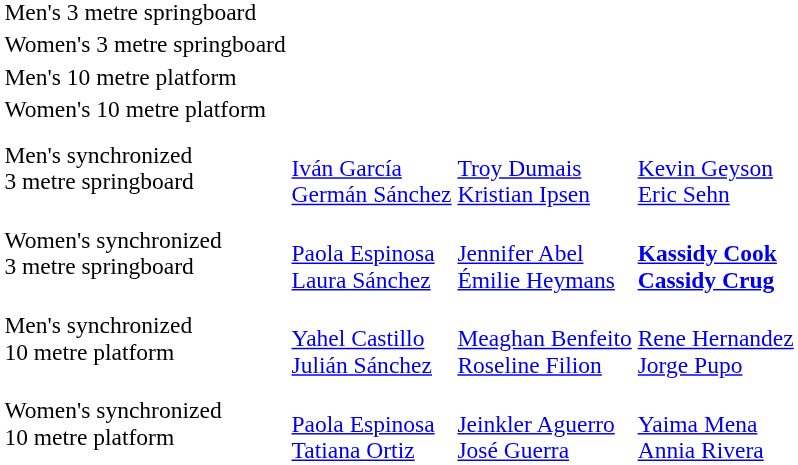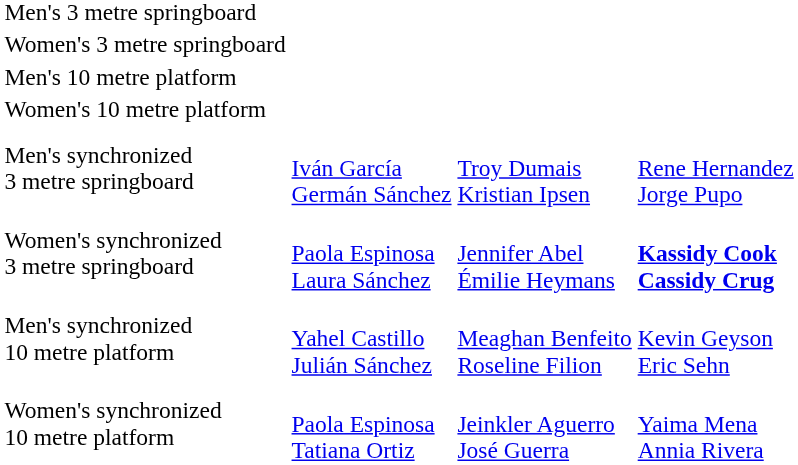(705, 181) Kevin Geyson Eric Sehn -> (716, 181) Rene Hernandez Jorge Pupo
(716, 351) Rene Hernandez Jorge Pupo -> (705, 351) Kevin Geyson Eric Sehn
